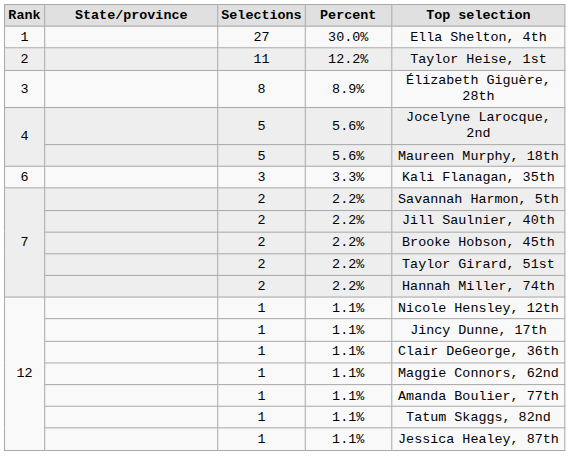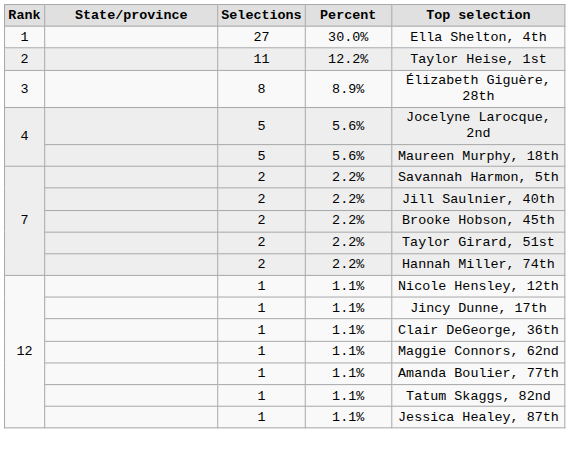- row: (24, 177)
